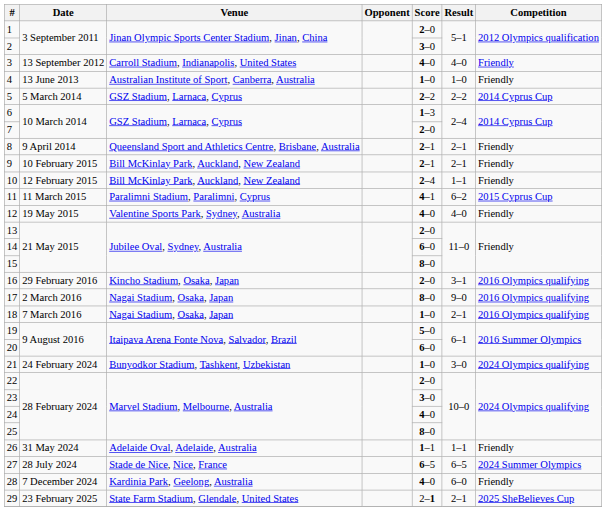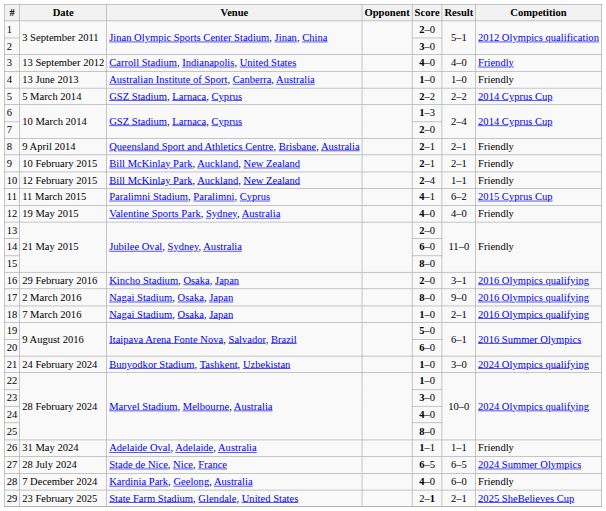(427, 381) 2–0 -> (427, 381) 1–0
